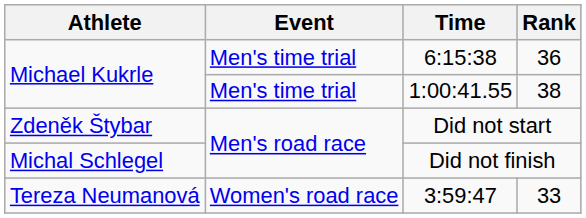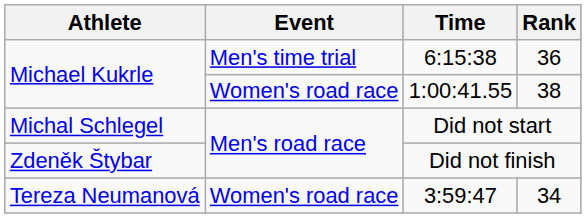(283, 92) Men's time trial -> (304, 92) Women's road race
(81, 126) Zdeněk Štybar -> (86, 126) Michal Schlegel
(86, 161) Michal Schlegel -> (81, 161) Zdeněk Štybar
(549, 195) 33 -> (549, 195) 34
